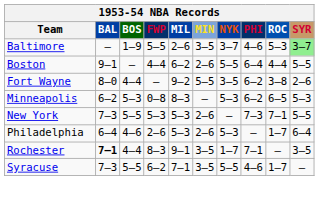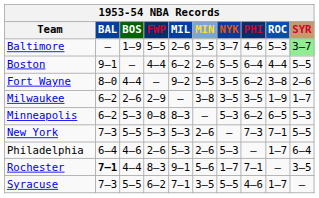+ row: (36, 99)
(205, 151) 3–5 -> (205, 168) 5–6
